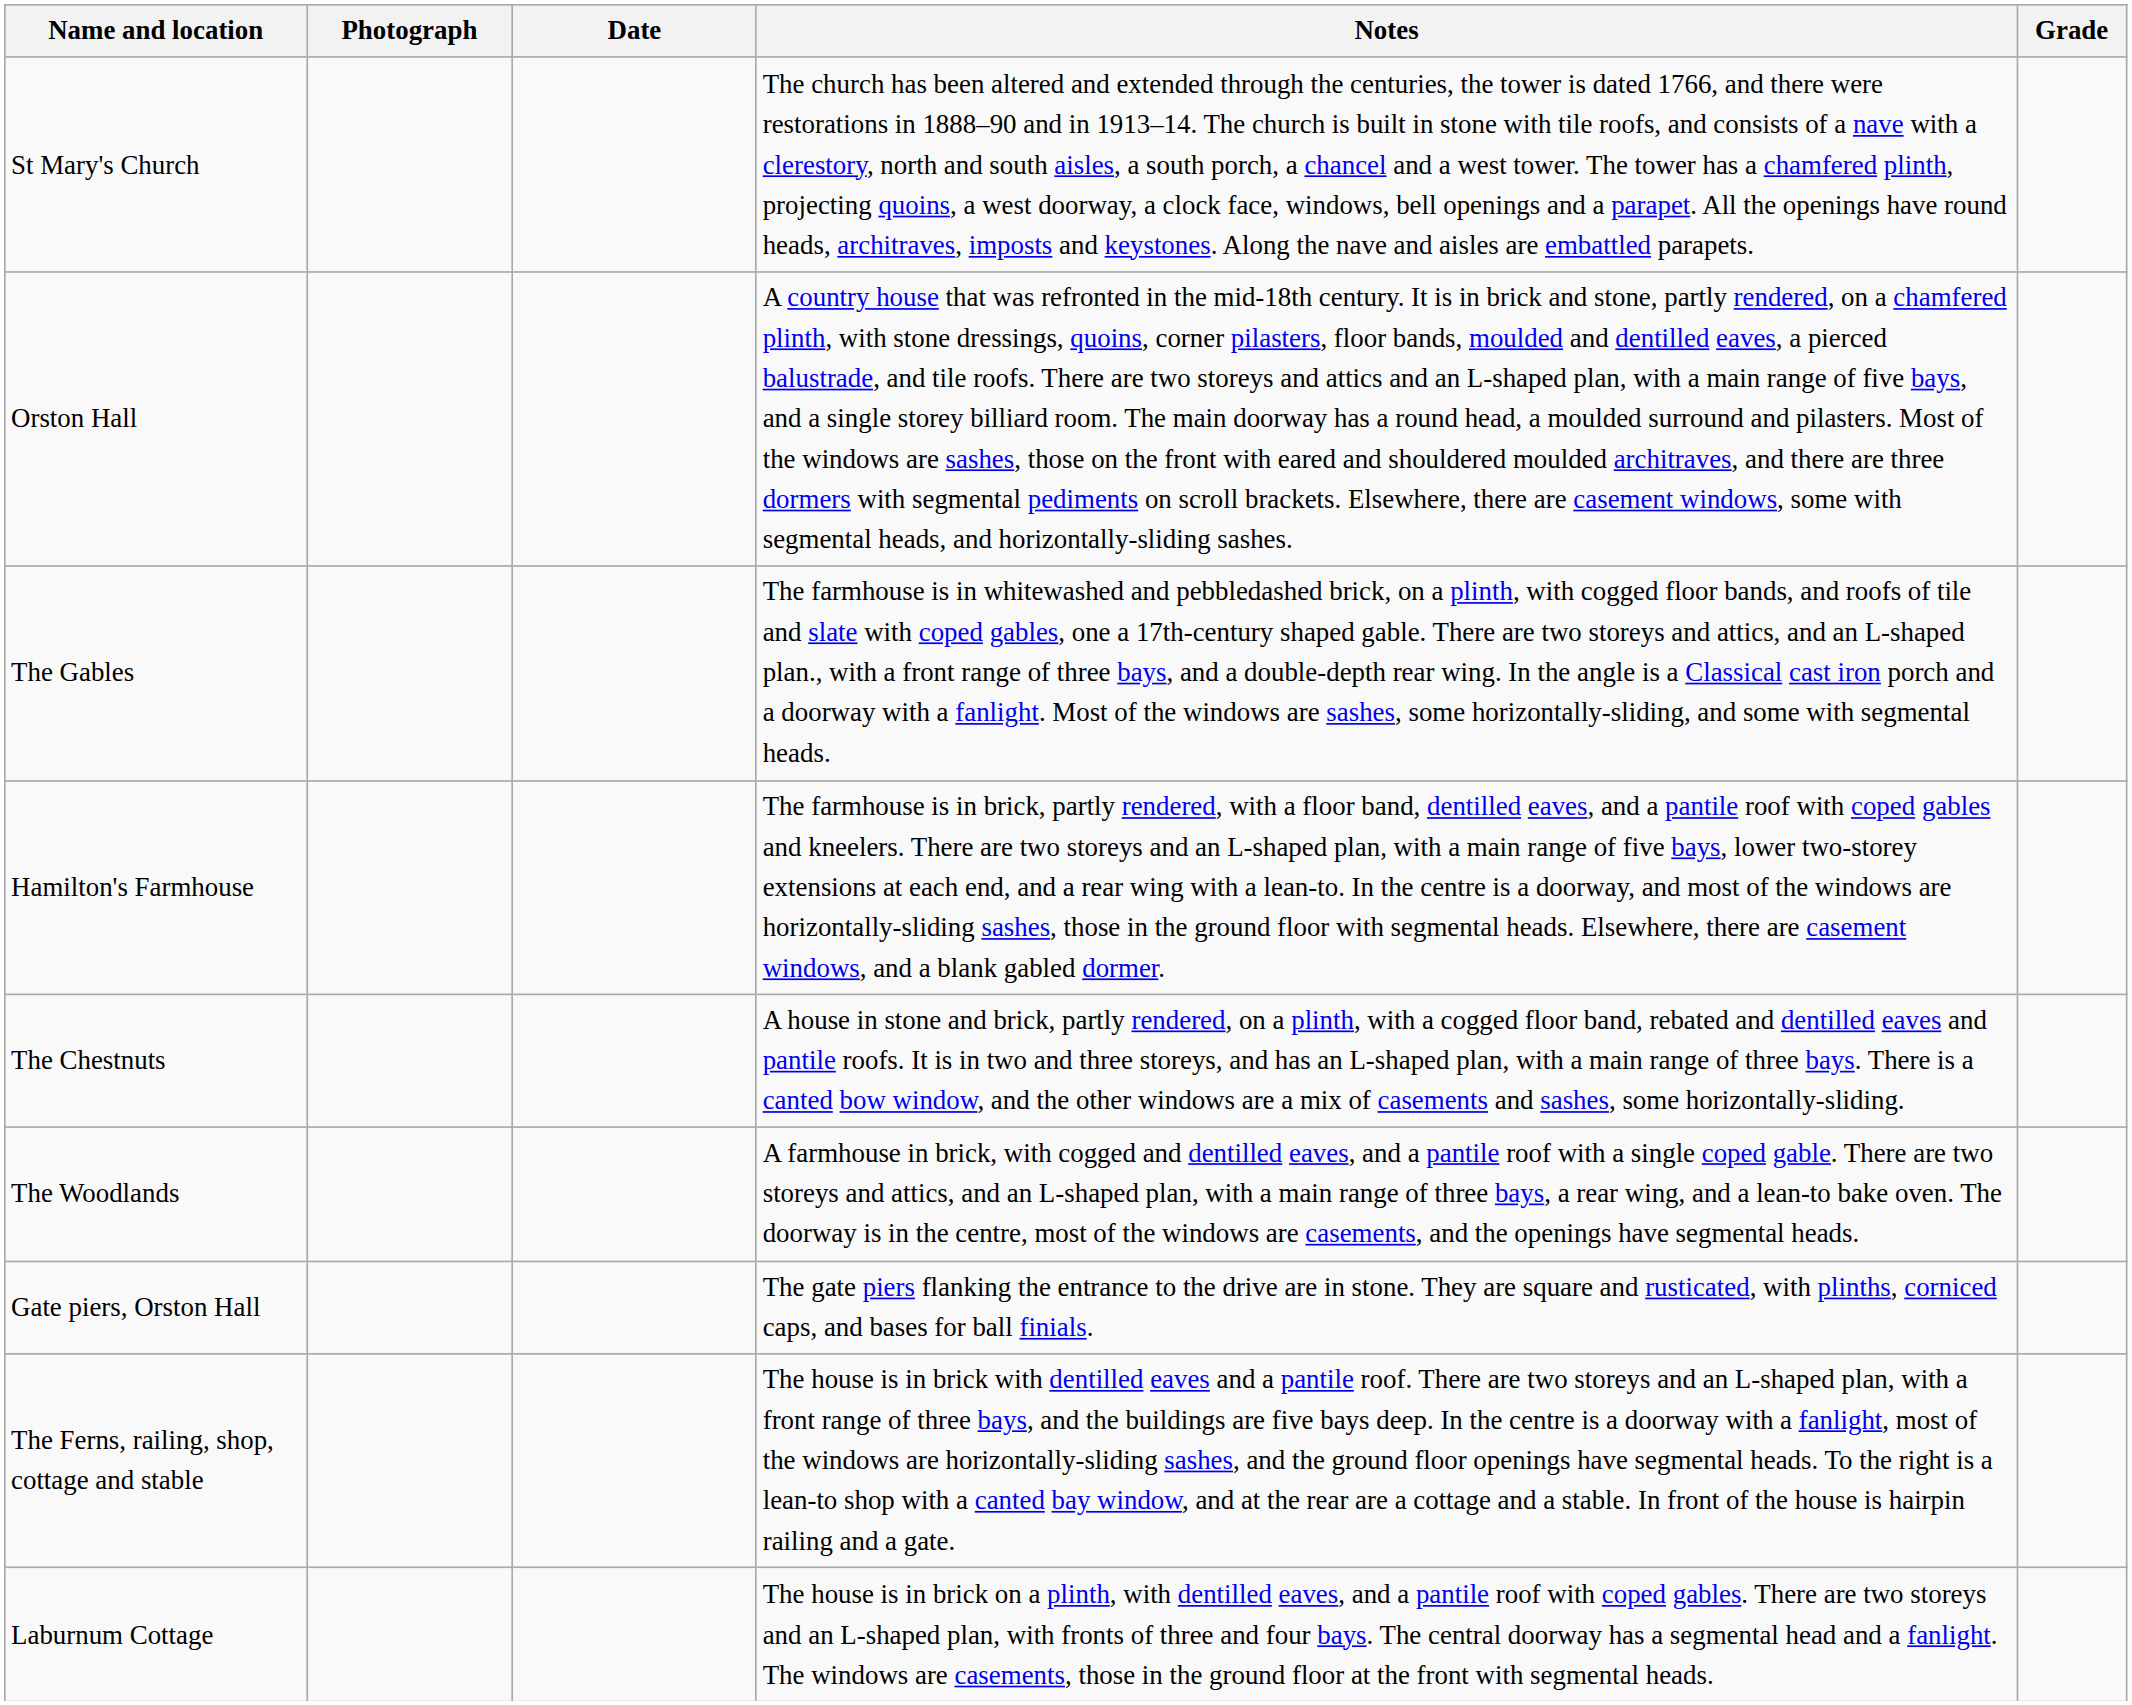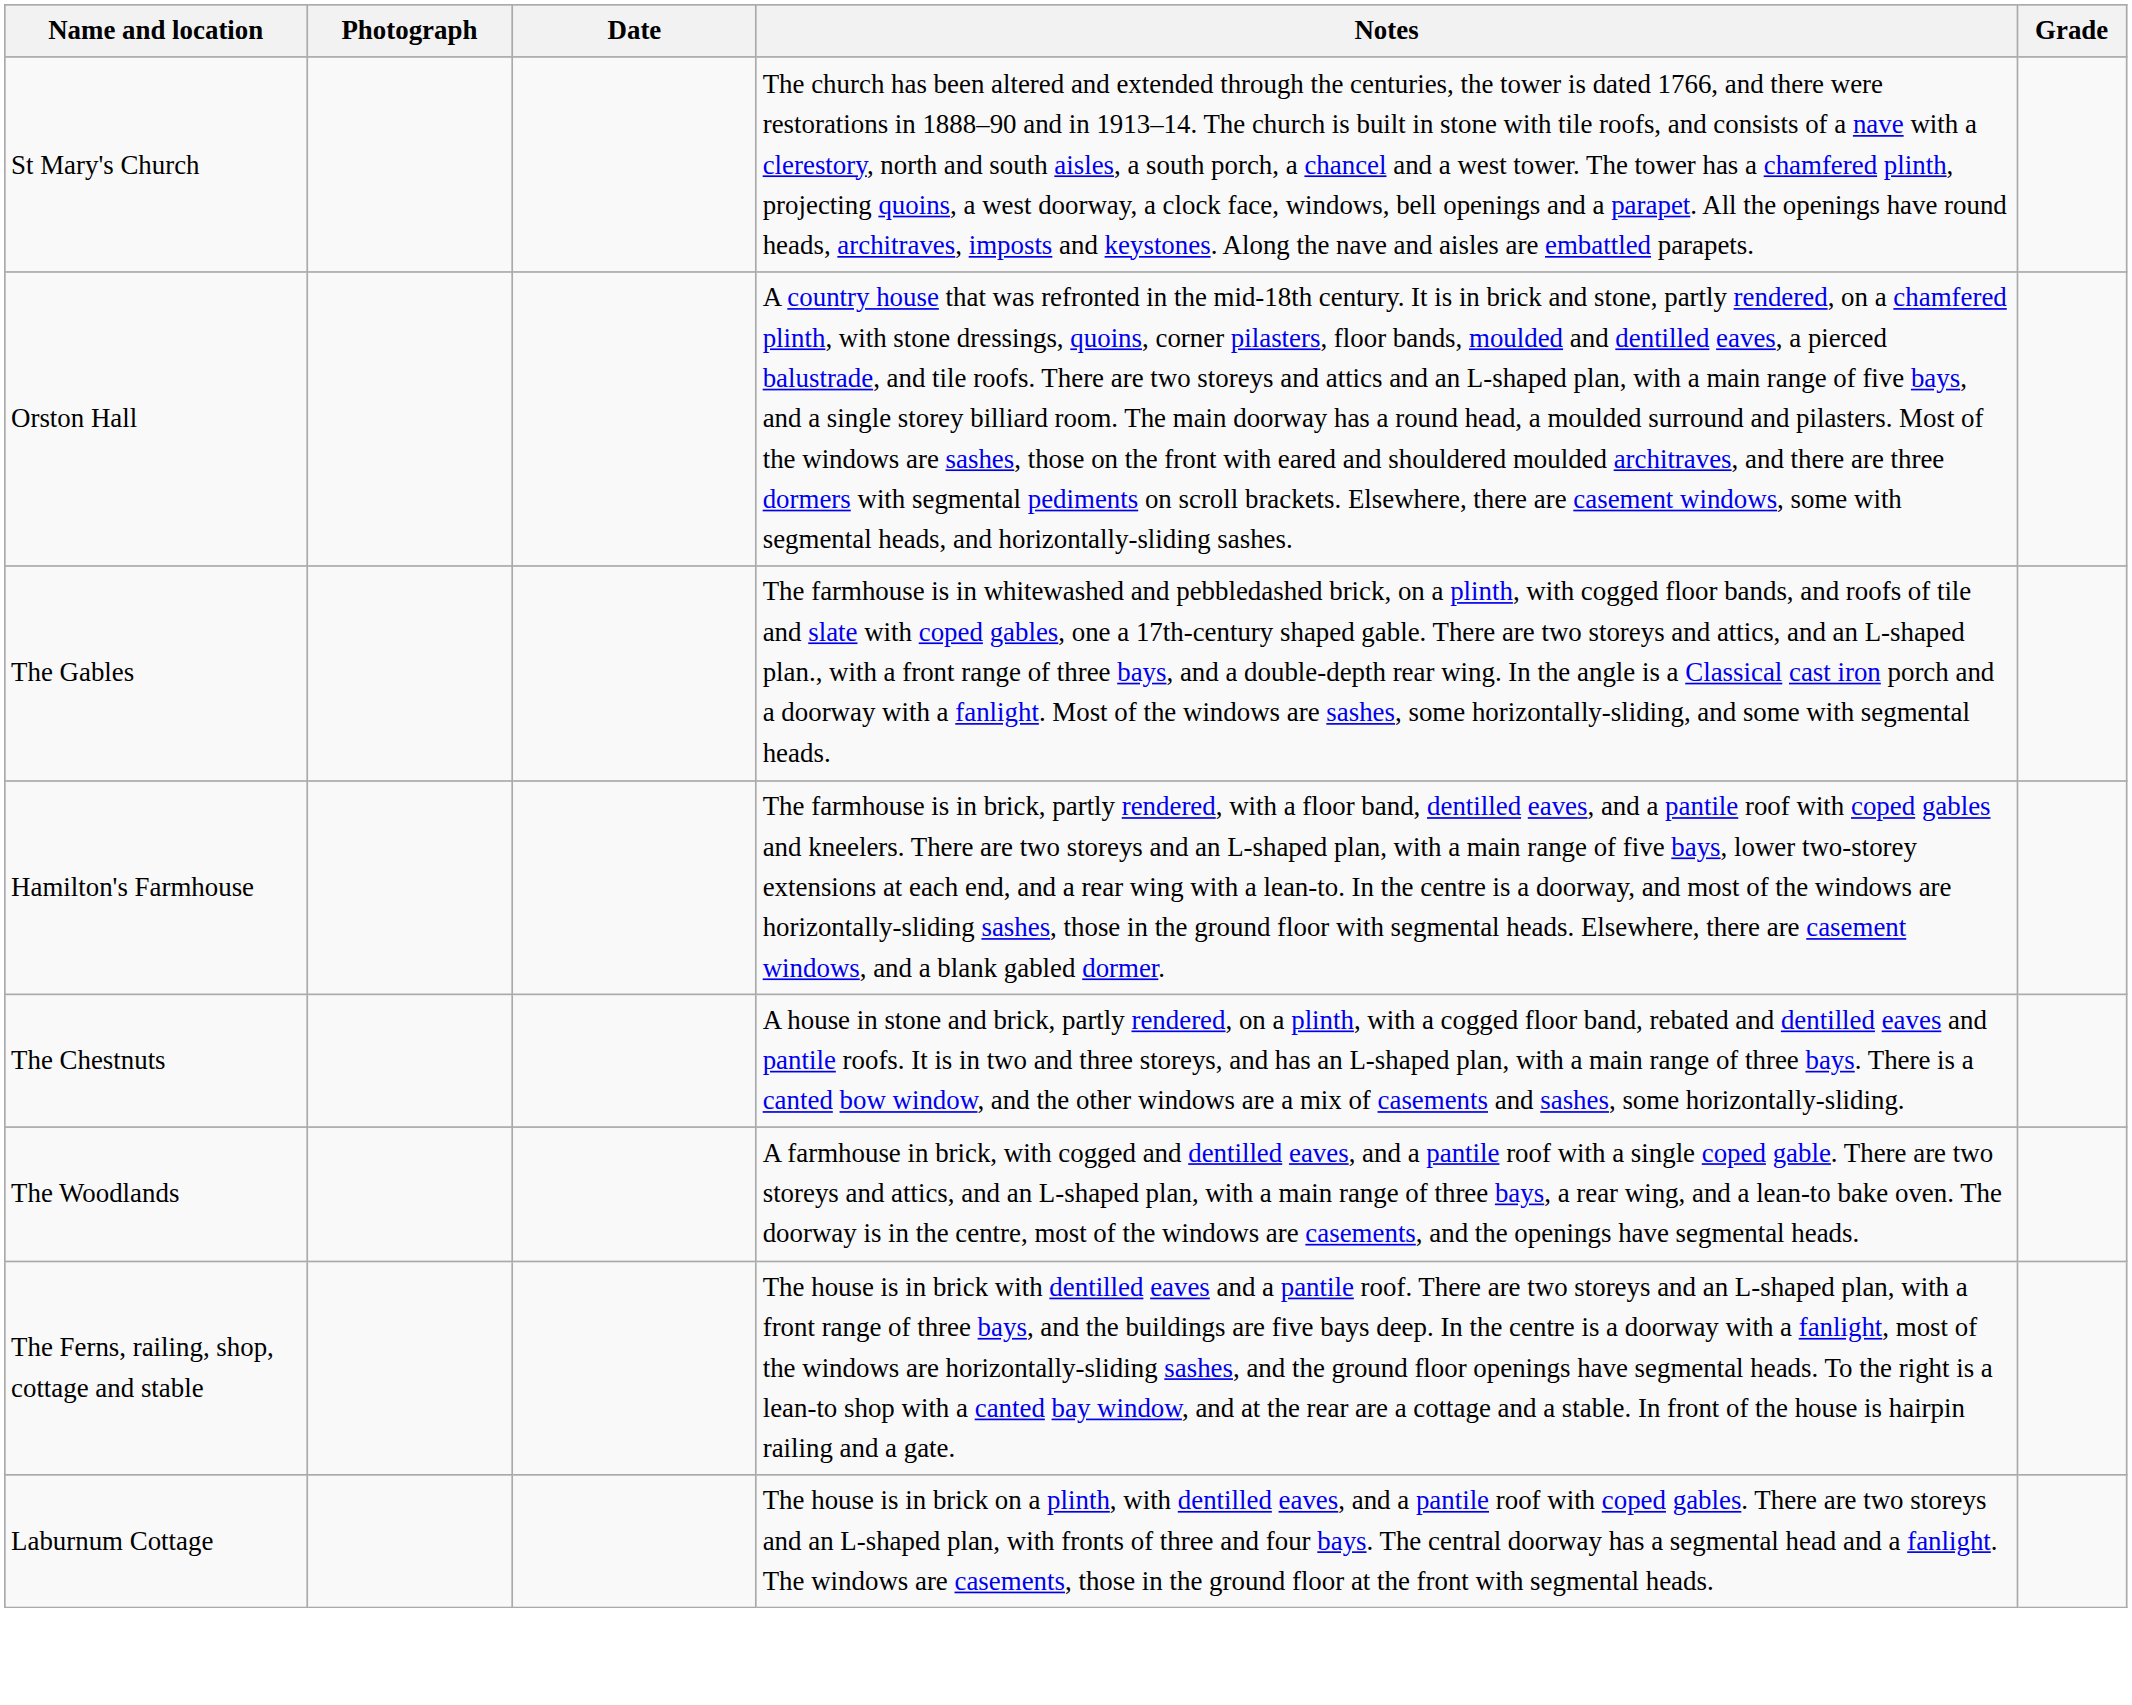- row: (136, 1307)
